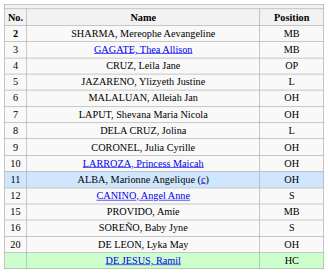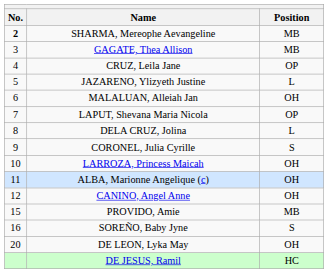(292, 114) OH -> (292, 114) OP
(292, 147) OH -> (292, 147) S
(292, 195) S -> (292, 195) OH
